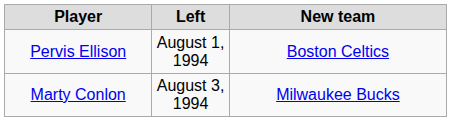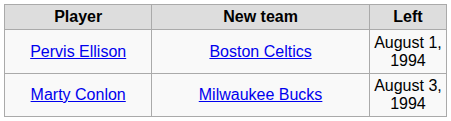columns swapped: (191, 17) <-> (338, 17)
